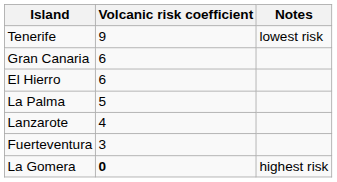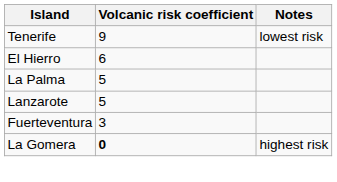- row: (48, 58)
(102, 123) 4 -> (102, 101) 5
